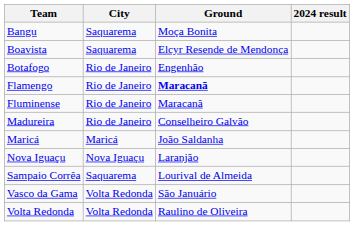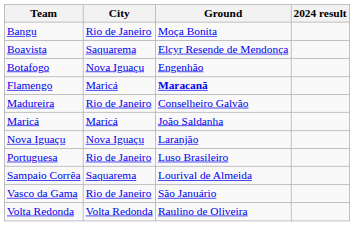(111, 31) Saquarema -> (119, 31) Rio de Janeiro
(119, 67) Rio de Janeiro -> (115, 67) Nova Iguaçu
(119, 85) Rio de Janeiro -> (102, 85) Maricá
- row: (33, 103)
+ row: (32, 157)
(119, 193) Volta Redonda -> (119, 193) Rio de Janeiro
